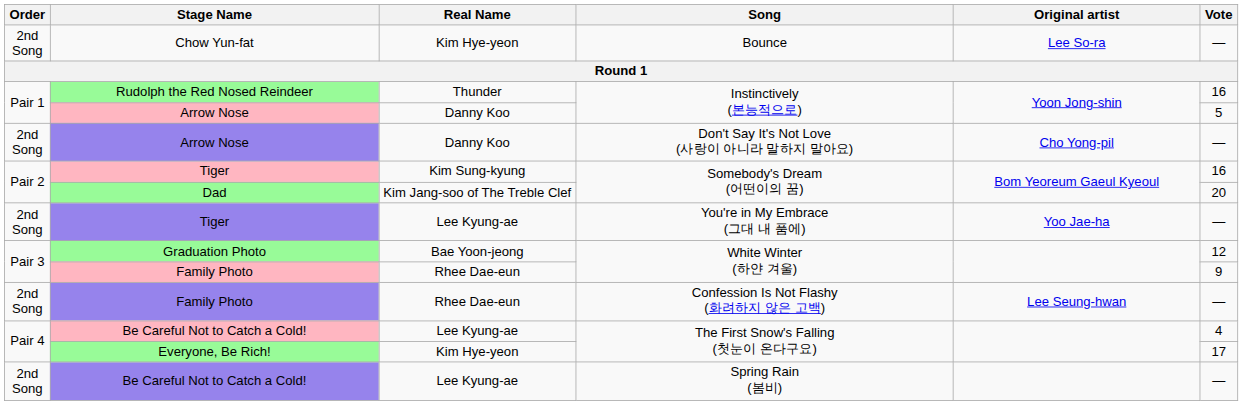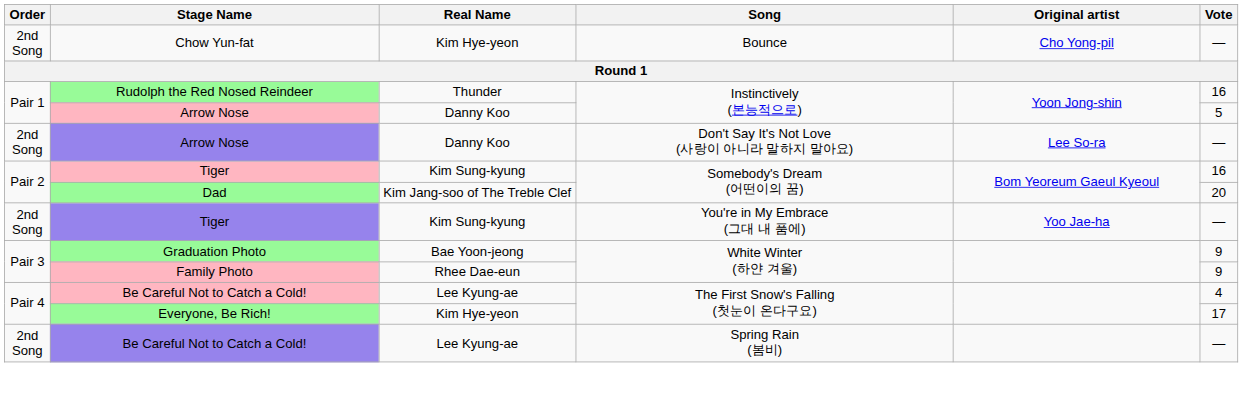(1077, 43) Lee So-ra -> (1077, 43) Cho Yong-pil
(1077, 142) Cho Yong-pil -> (1077, 142) Lee So-ra
(477, 221) Lee Kyung-ae -> (477, 221) Kim Sung-kyung
(1219, 251) 12 -> (1219, 251) 9
- row: (215, 301)
